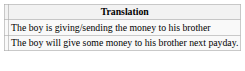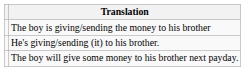+ row: (85, 43)
